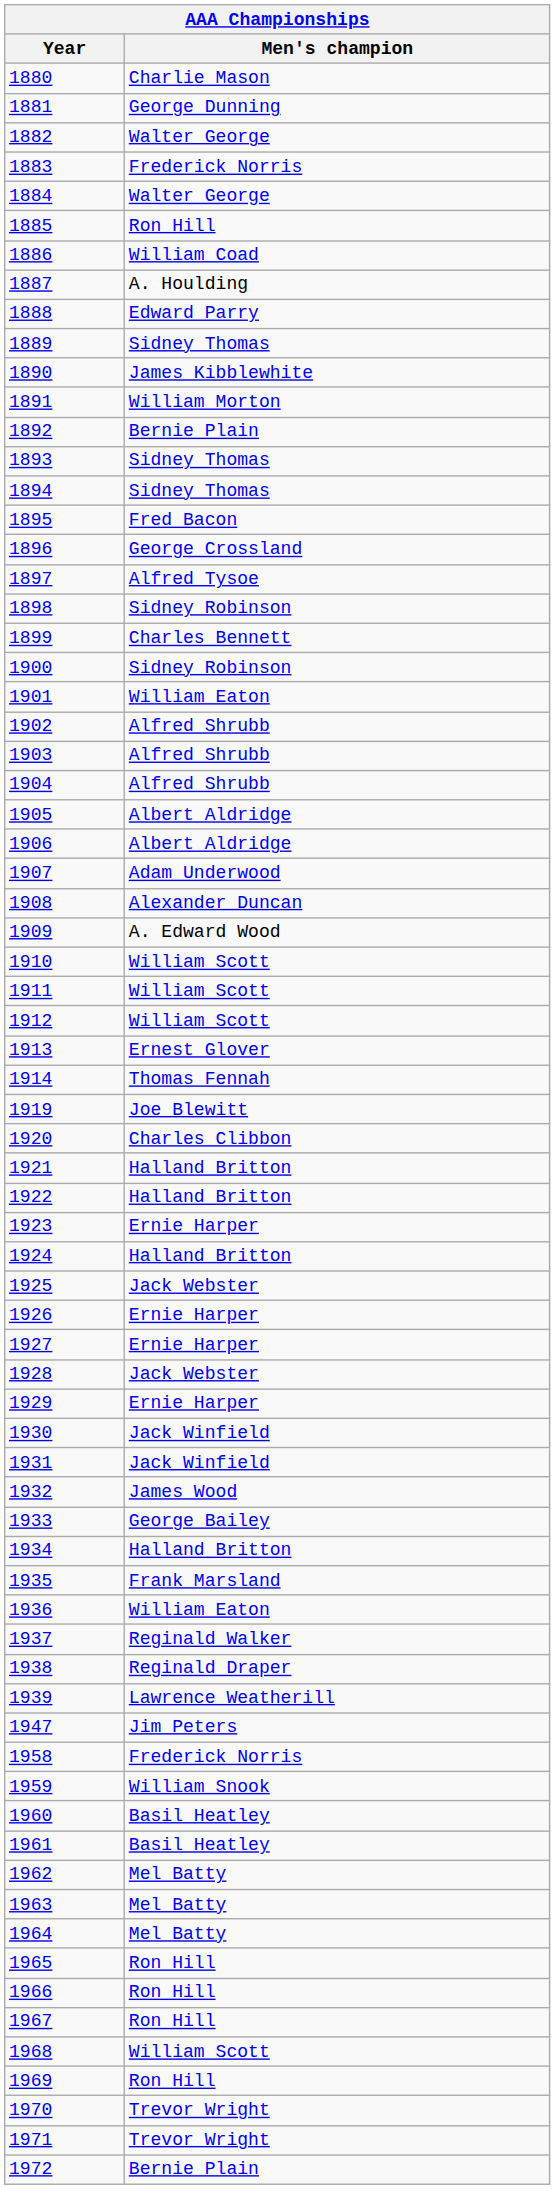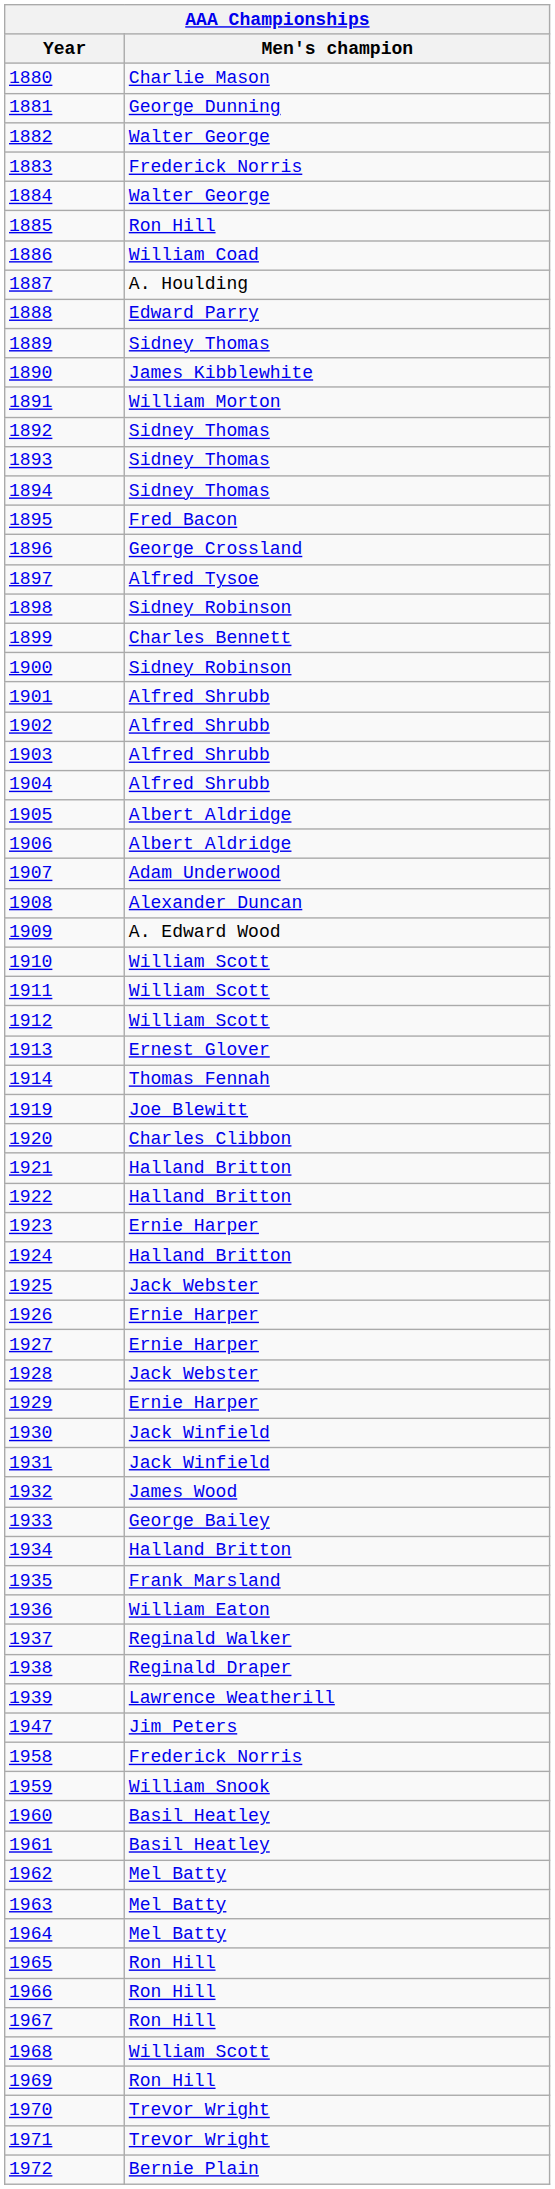(194, 432) Bernie Plain -> (199, 432) Sidney Thomas
(199, 697) William Eaton -> (199, 697) Alfred Shrubb
